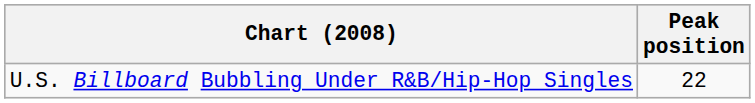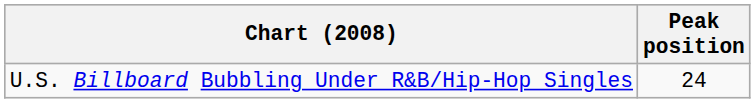(694, 81) 22 -> (694, 81) 24
